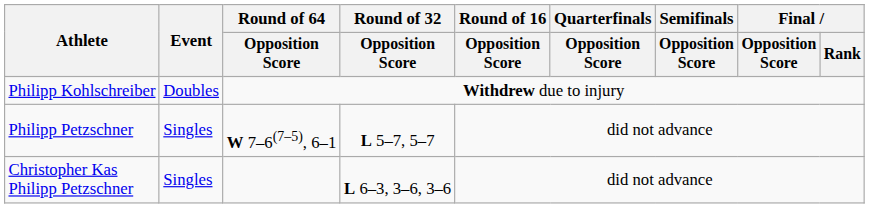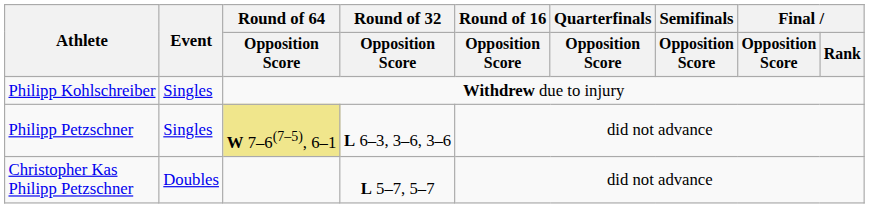(191, 90) Doubles -> (188, 90) Singles
(282, 140) no background -> (282, 140) khaki background
(398, 140) L 5–7, 5–7 -> (398, 140) L 6–3, 3–6, 3–6
(188, 179) Singles -> (191, 179) Doubles
(398, 189) L 6–3, 3–6, 3–6 -> (398, 189) L 5–7, 5–7
